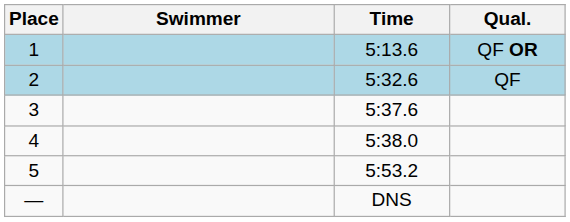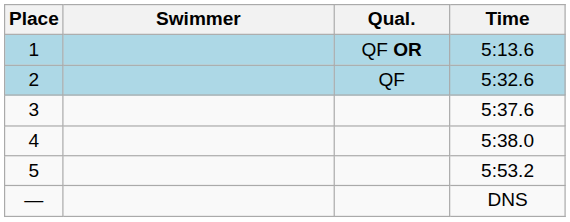columns swapped: (392, 19) <-> (508, 19)
